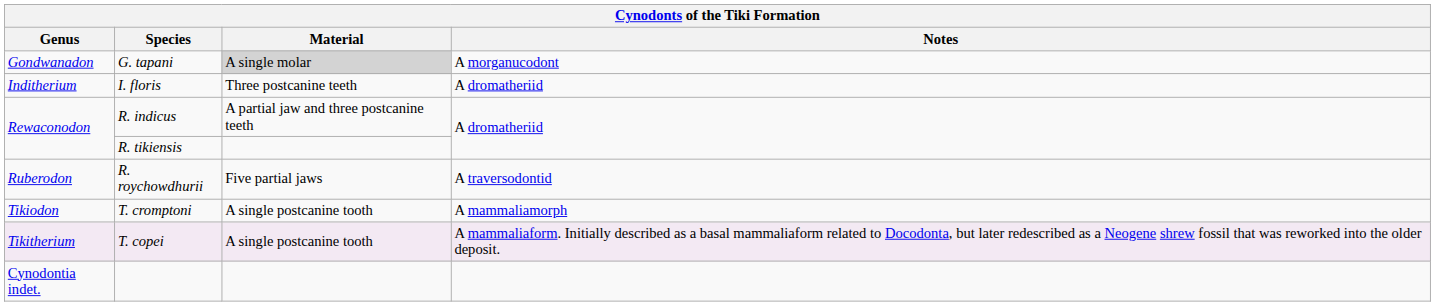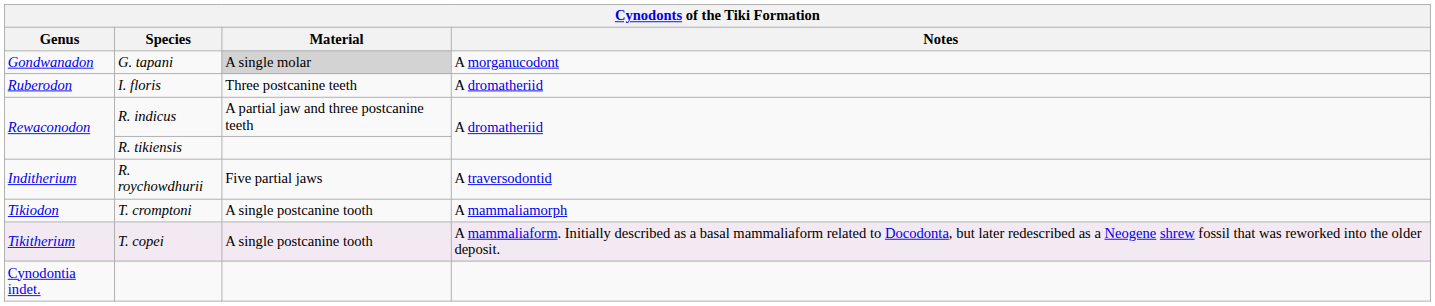(42, 85) Inditherium -> (40, 85) Ruberodon
(40, 179) Ruberodon -> (42, 179) Inditherium
